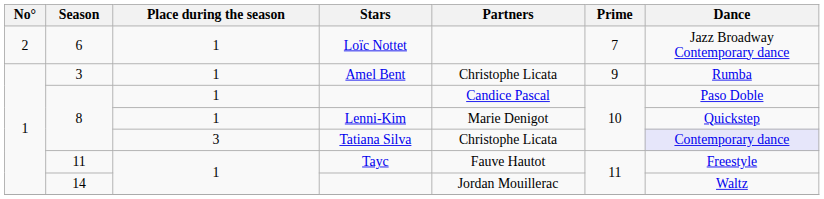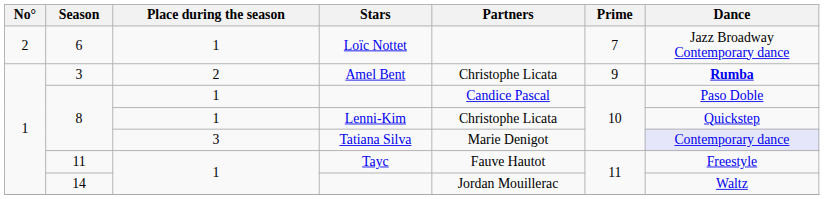(216, 74) 1 -> (216, 74) 2
(732, 74) normal -> (732, 74) bold
(508, 118) Marie Denigot -> (508, 118) Christophe Licata
(508, 140) Christophe Licata -> (508, 140) Marie Denigot
